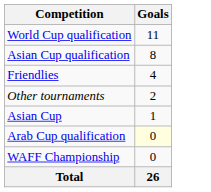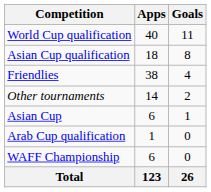+ column: (152, 14)
(153, 136) lightyellow background -> (187, 136) no background
